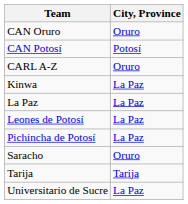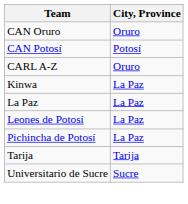- row: (25, 155)
(128, 191) La Paz -> (126, 173) Sucre
